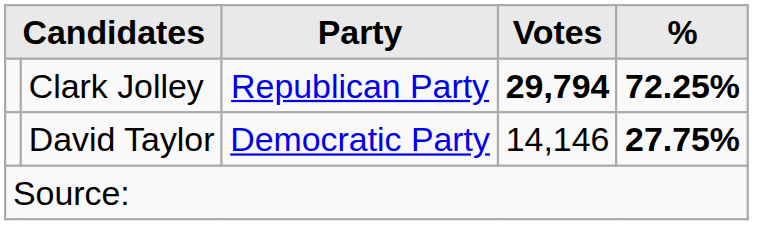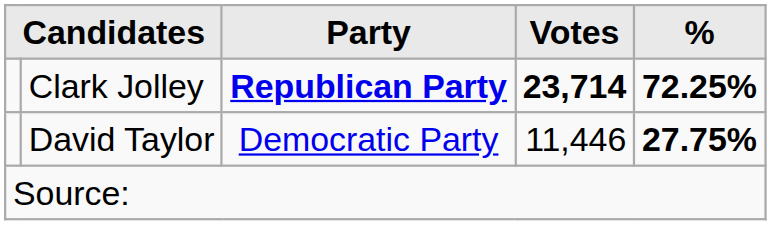(360, 86) normal -> (369, 86) bold
(558, 86) 29,794 -> (574, 86) 23,714
(558, 139) 14,146 -> (576, 139) 11,446
